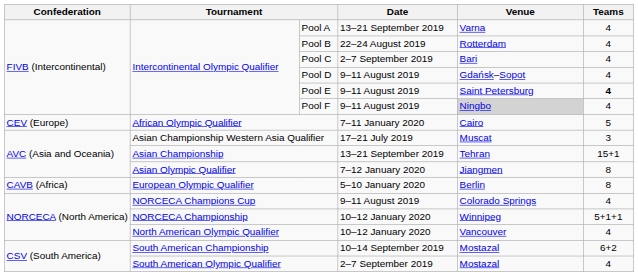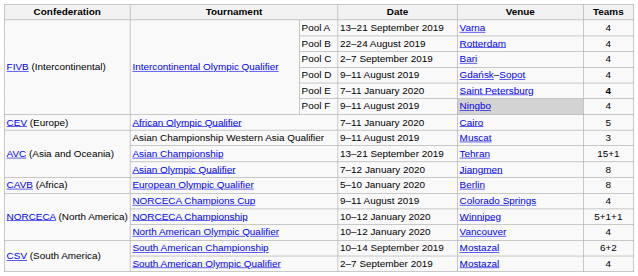(380, 91) 9–11 August 2019 -> (382, 91) 7–11 January 2020
(376, 138) 17–21 July 2019 -> (380, 138) 9–11 August 2019
